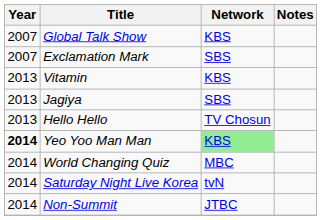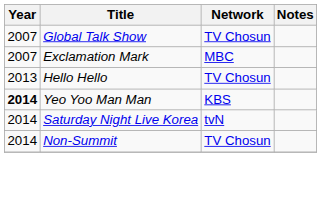(218, 36) KBS -> (238, 36) TV Chosun
(218, 57) SBS -> (219, 57) MBC
- row: (65, 78)
- row: (62, 99)
(218, 141) lightgreen background -> (218, 99) no background
- row: (106, 162)
(221, 204) JTBC -> (238, 141) TV Chosun
